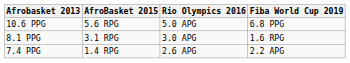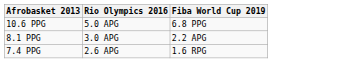- column: (121, 11)
(267, 38) 1.6 RPG -> (189, 38) 2.2 APG
(267, 51) 2.2 APG -> (189, 51) 1.6 RPG
